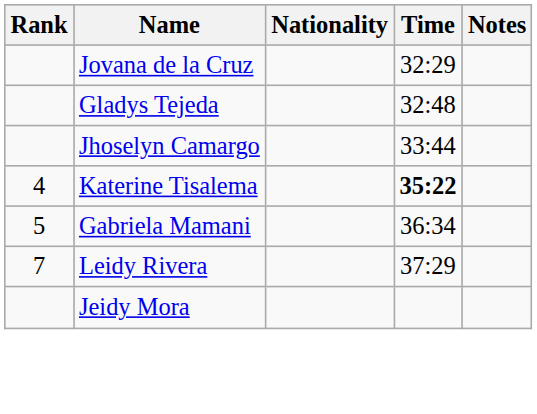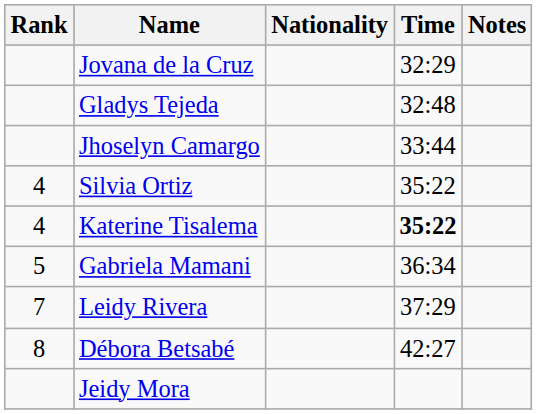+ row: (136, 186)
+ row: (157, 347)
